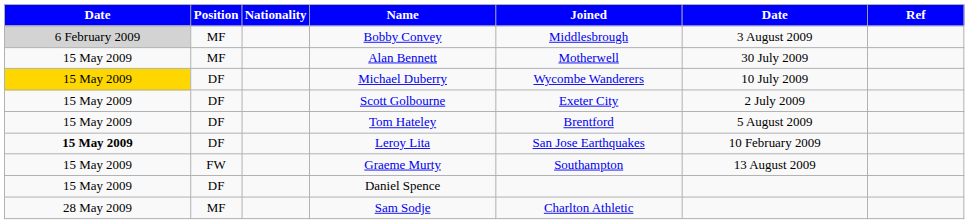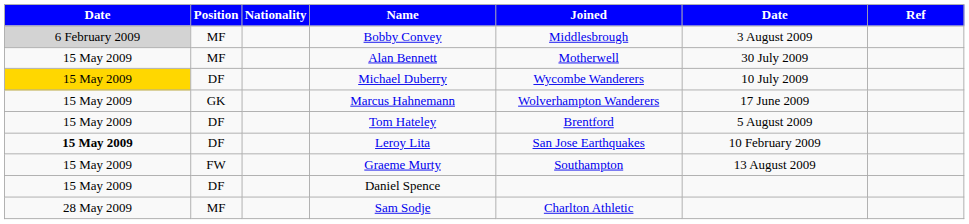- row: (403, 101)
+ row: (403, 101)
